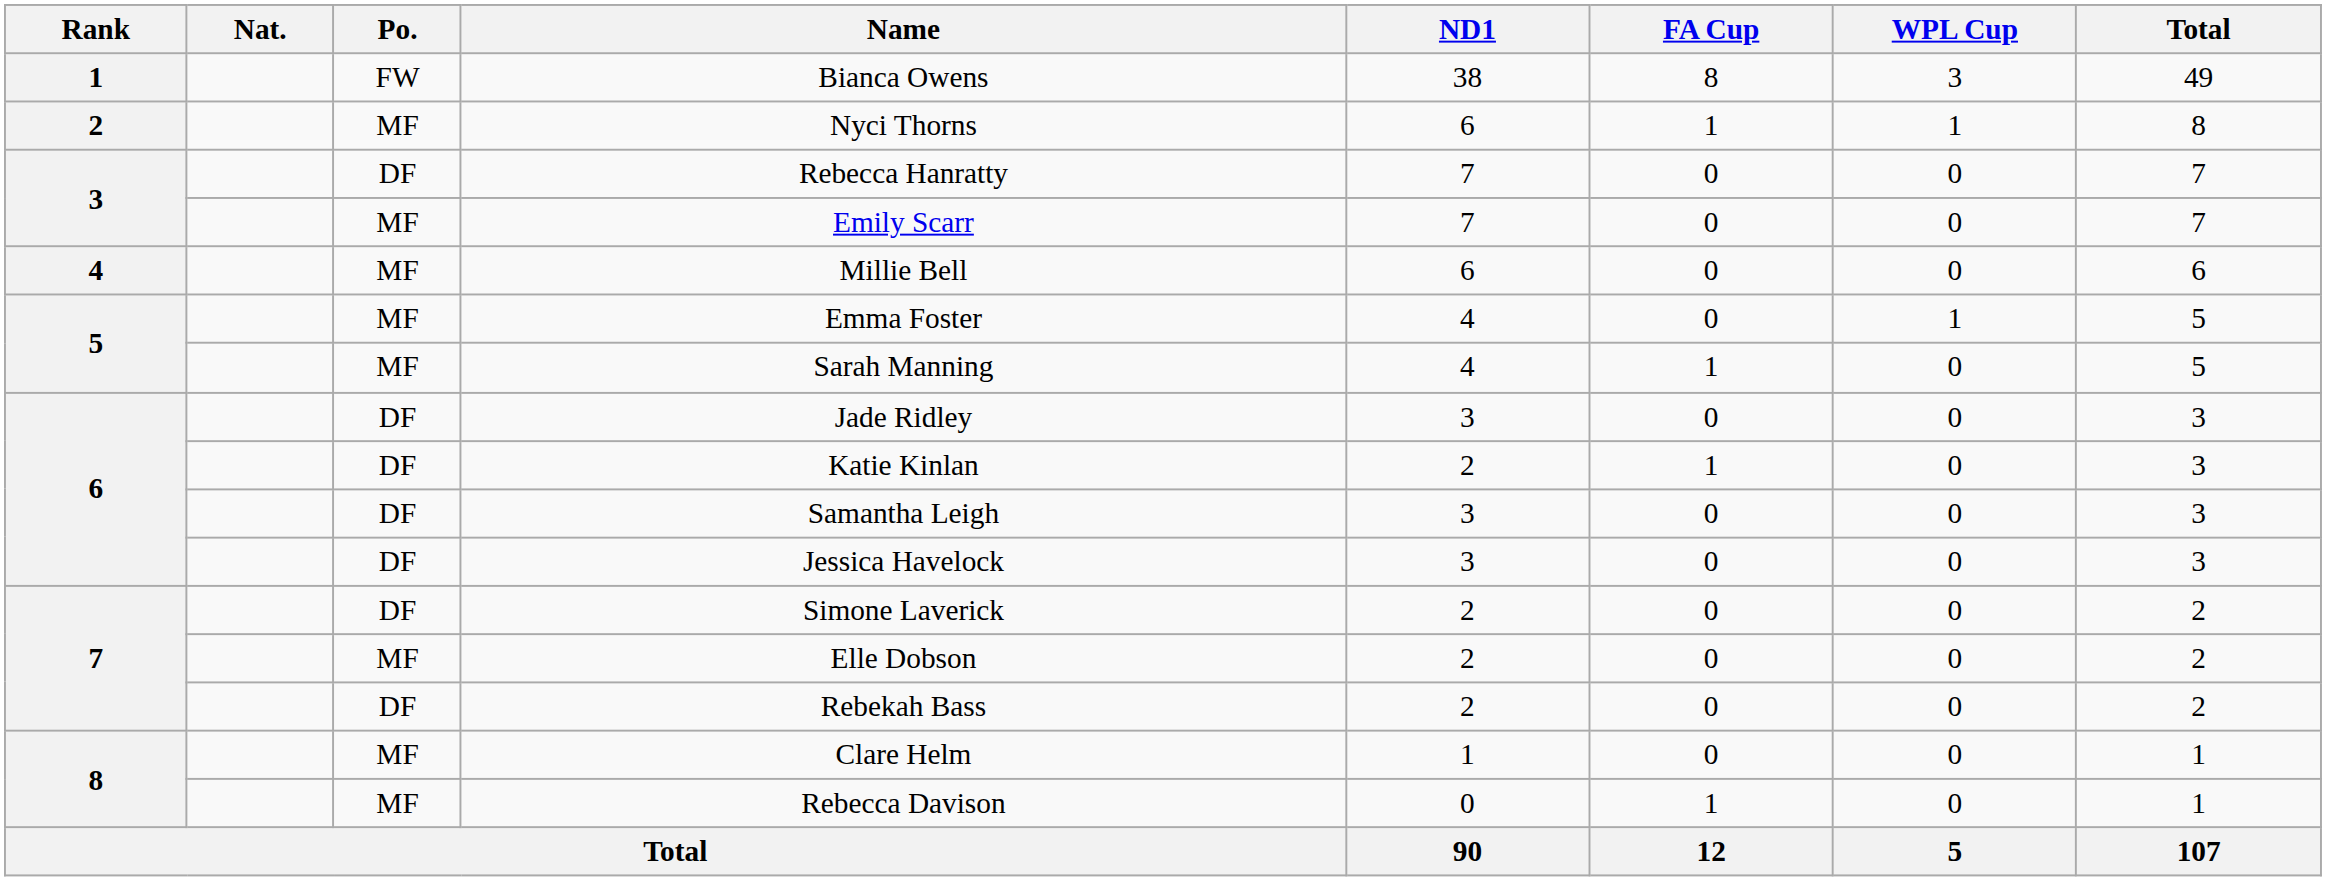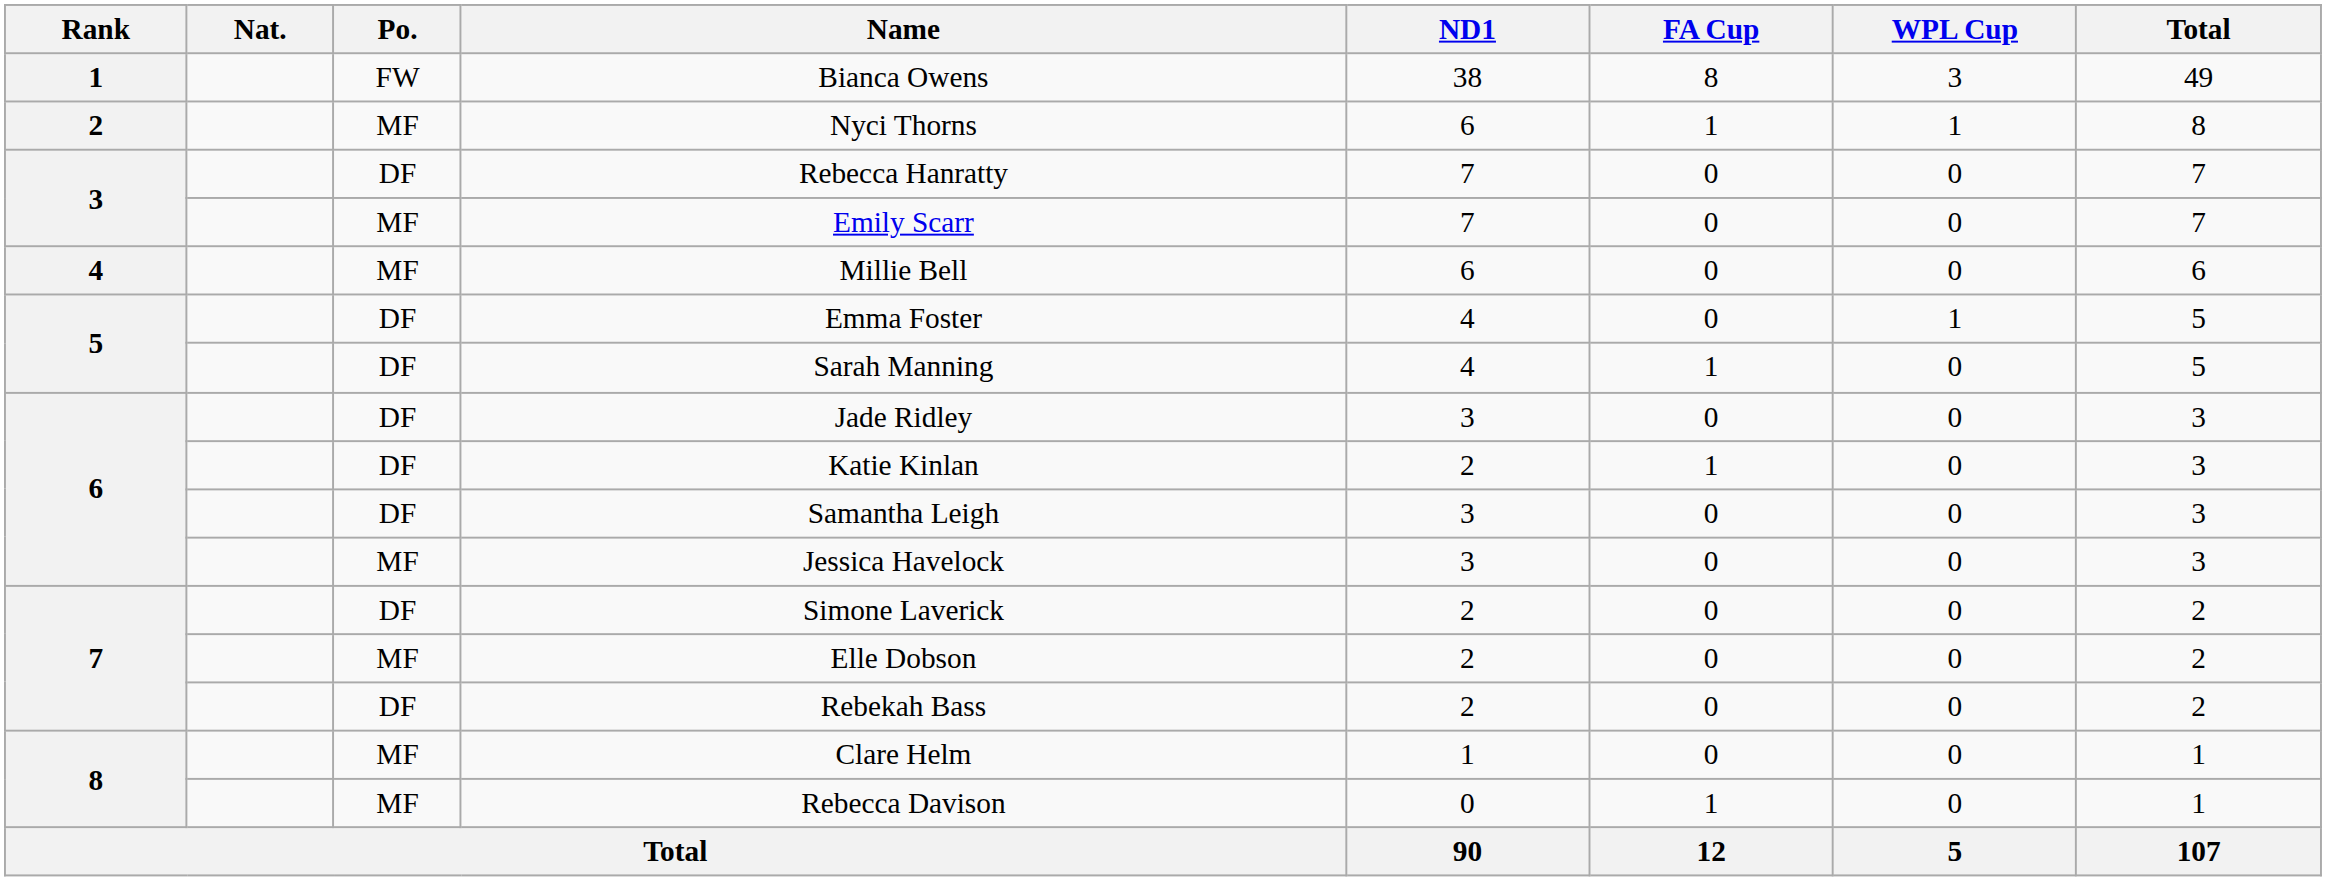(398, 319) MF -> (398, 319) DF
(398, 367) MF -> (398, 367) DF
(398, 560) DF -> (398, 560) MF
